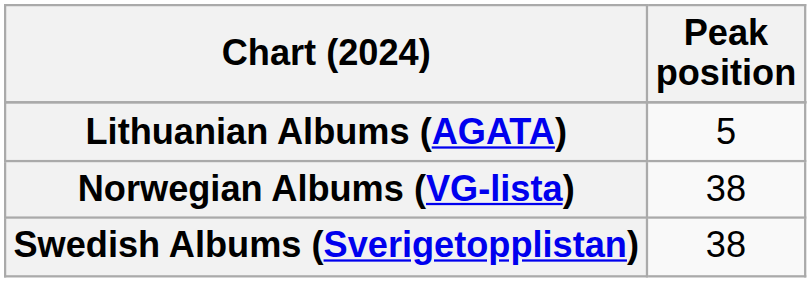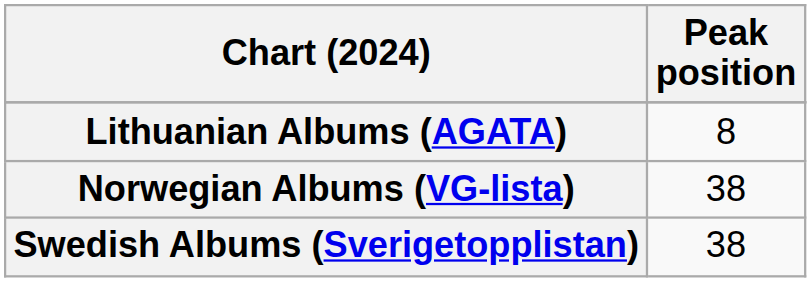(726, 131) 5 -> (726, 131) 8
